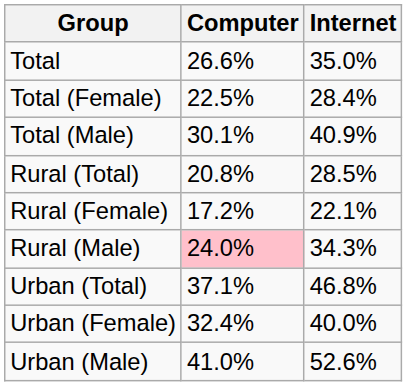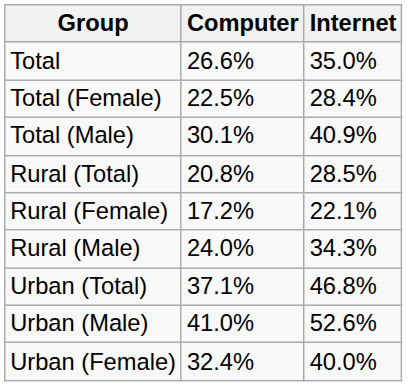(220, 248) pink background -> (220, 248) no background
rows swapped: (93, 323) <-> (79, 361)
